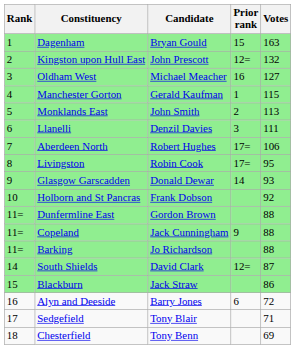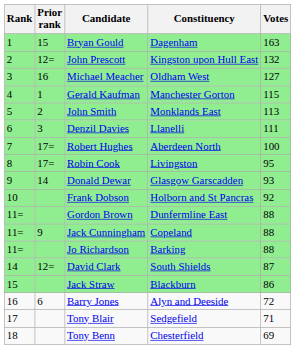columns swapped: (246, 19) <-> (91, 19)
(271, 146) 106 -> (271, 146) 100
